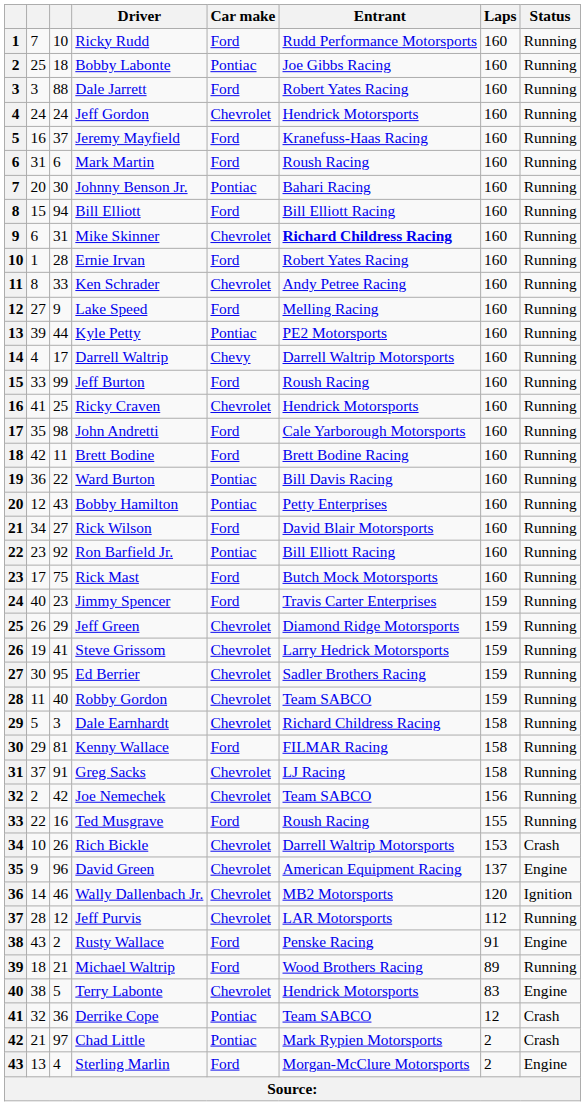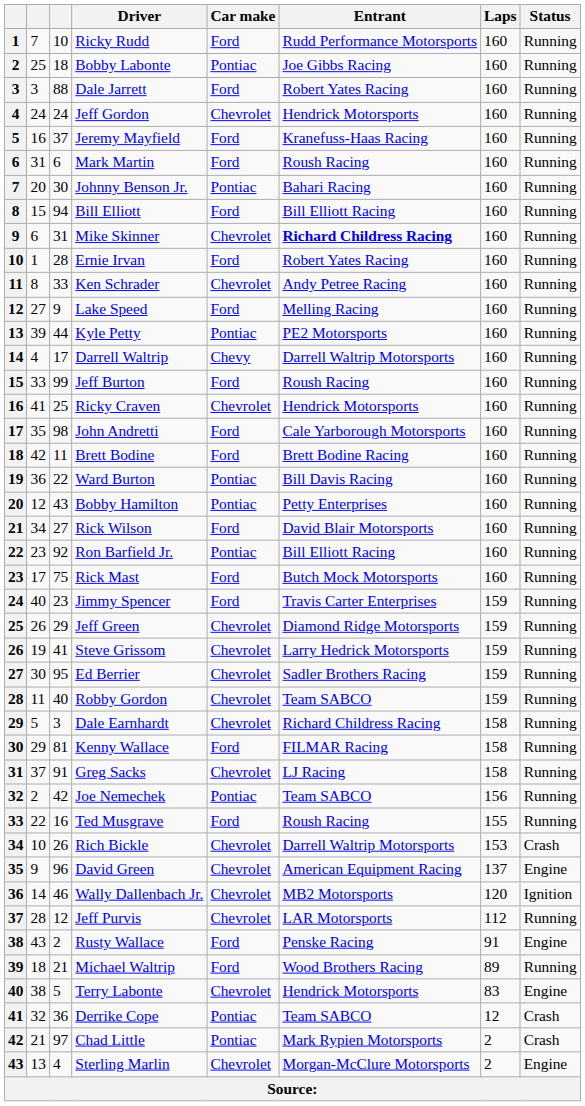(241, 796) Chevrolet -> (233, 796) Pontiac
(225, 1064) Ford -> (241, 1064) Chevrolet
